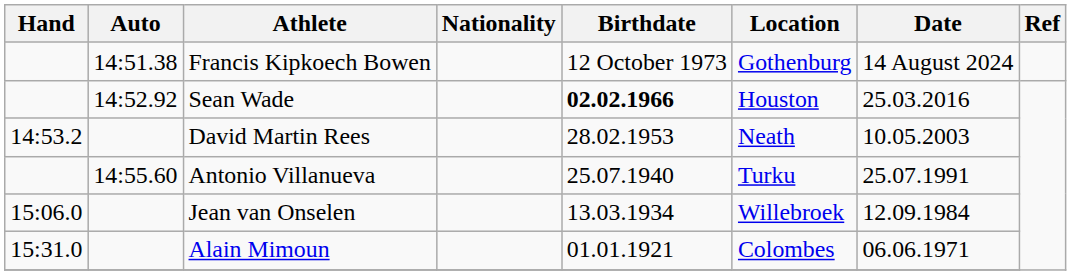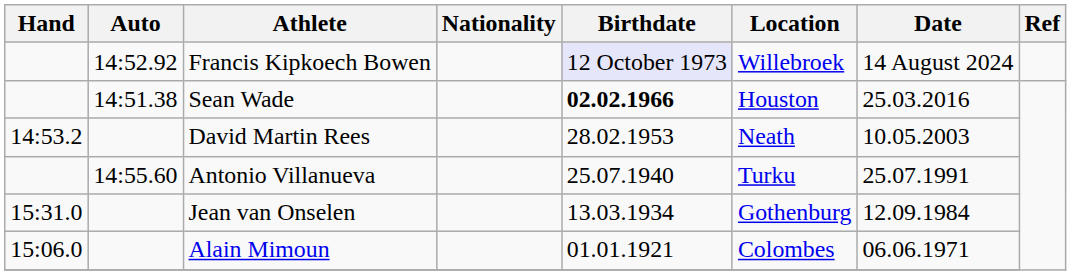(135, 61) 14:51.38 -> (135, 61) 14:52.92
(647, 61) no background -> (647, 61) lavender background
(795, 61) Gothenburg -> (791, 61) Willebroek
(135, 99) 14:52.92 -> (135, 99) 14:51.38
(46, 212) 15:06.0 -> (46, 212) 15:31.0
(791, 212) Willebroek -> (795, 212) Gothenburg
(46, 250) 15:31.0 -> (46, 250) 15:06.0
